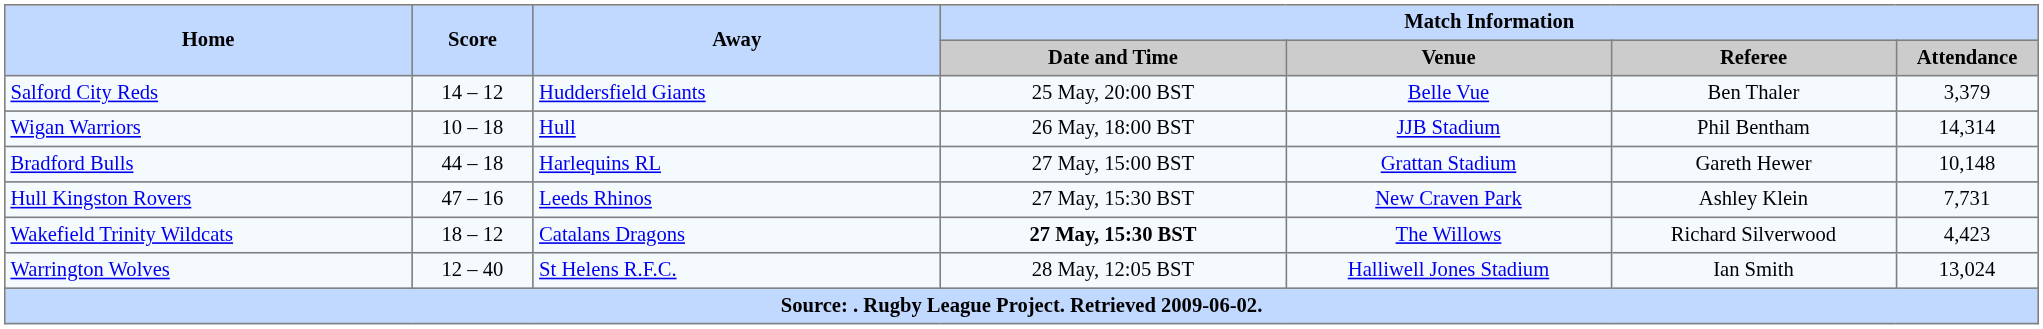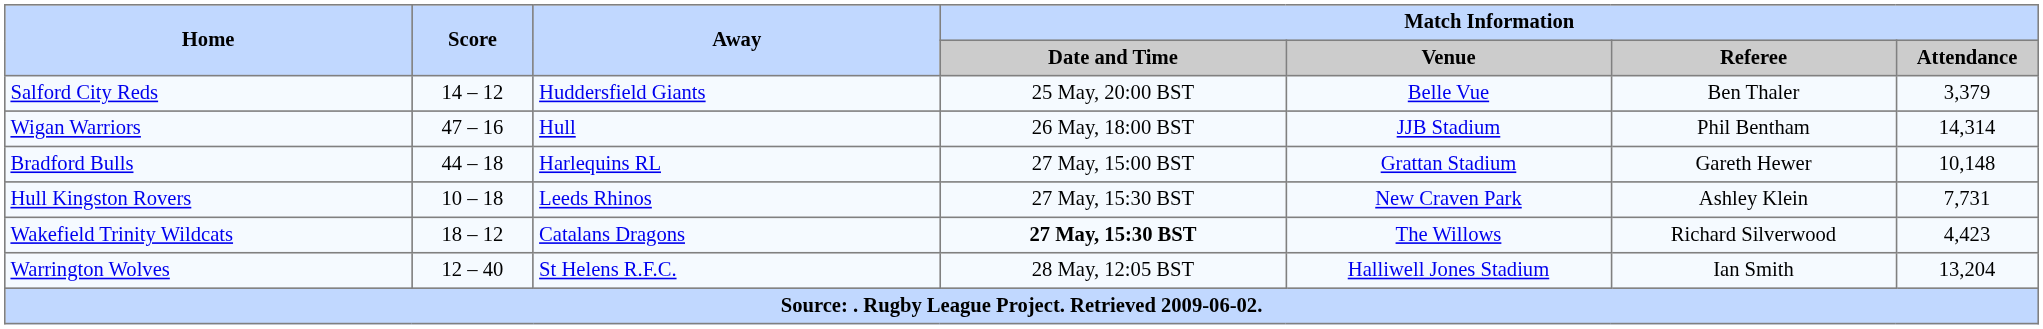(472, 128) 10 – 18 -> (472, 128) 47 – 16
(472, 199) 47 – 16 -> (472, 199) 10 – 18
(1967, 270) 13,024 -> (1967, 270) 13,204
